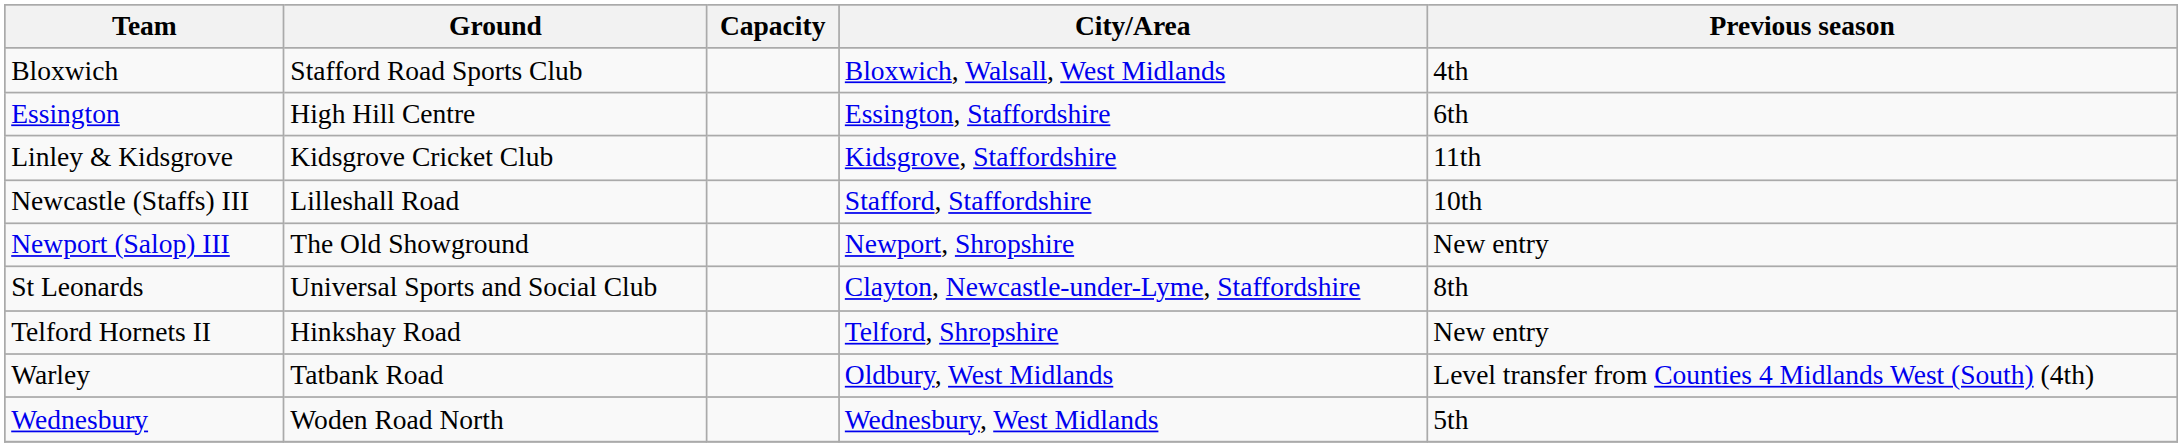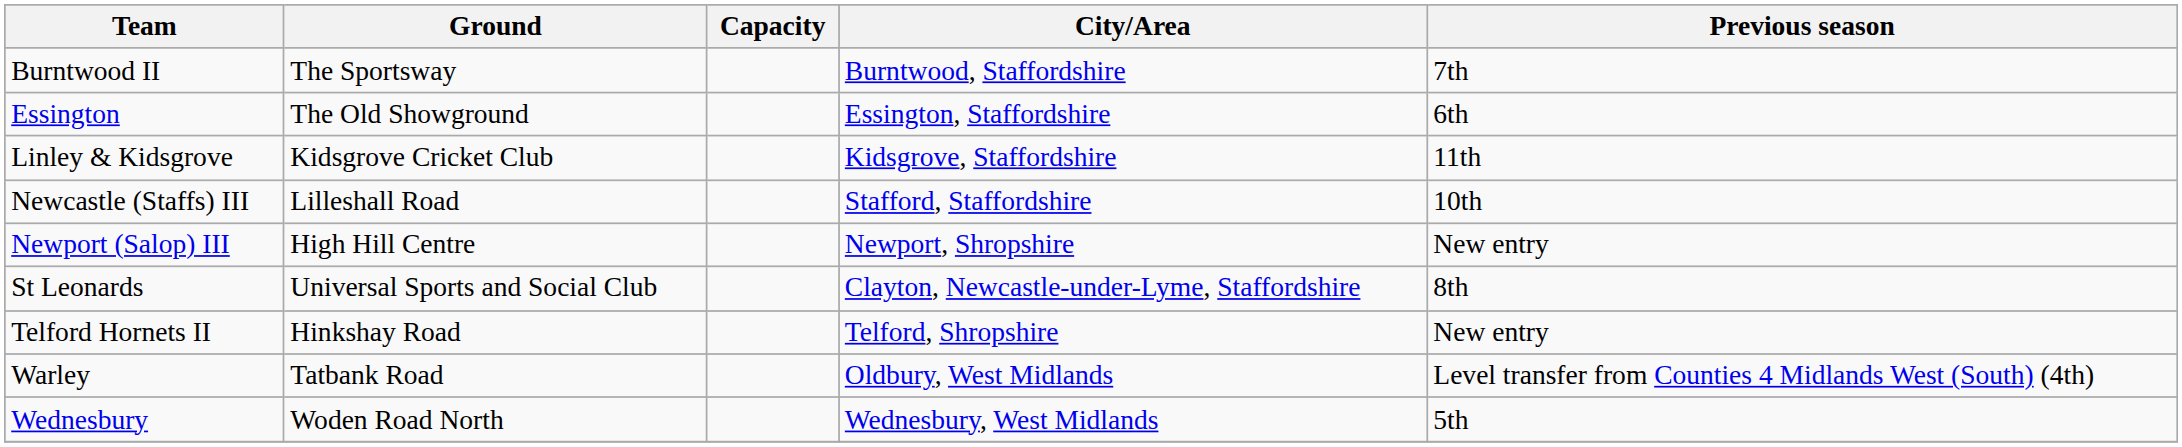- row: (65, 69)
+ row: (86, 69)
(383, 113) High Hill Centre -> (410, 113) The Old Showground
(410, 244) The Old Showground -> (383, 244) High Hill Centre
